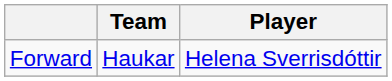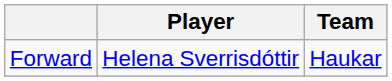columns swapped: (283, 22) <-> (138, 22)
